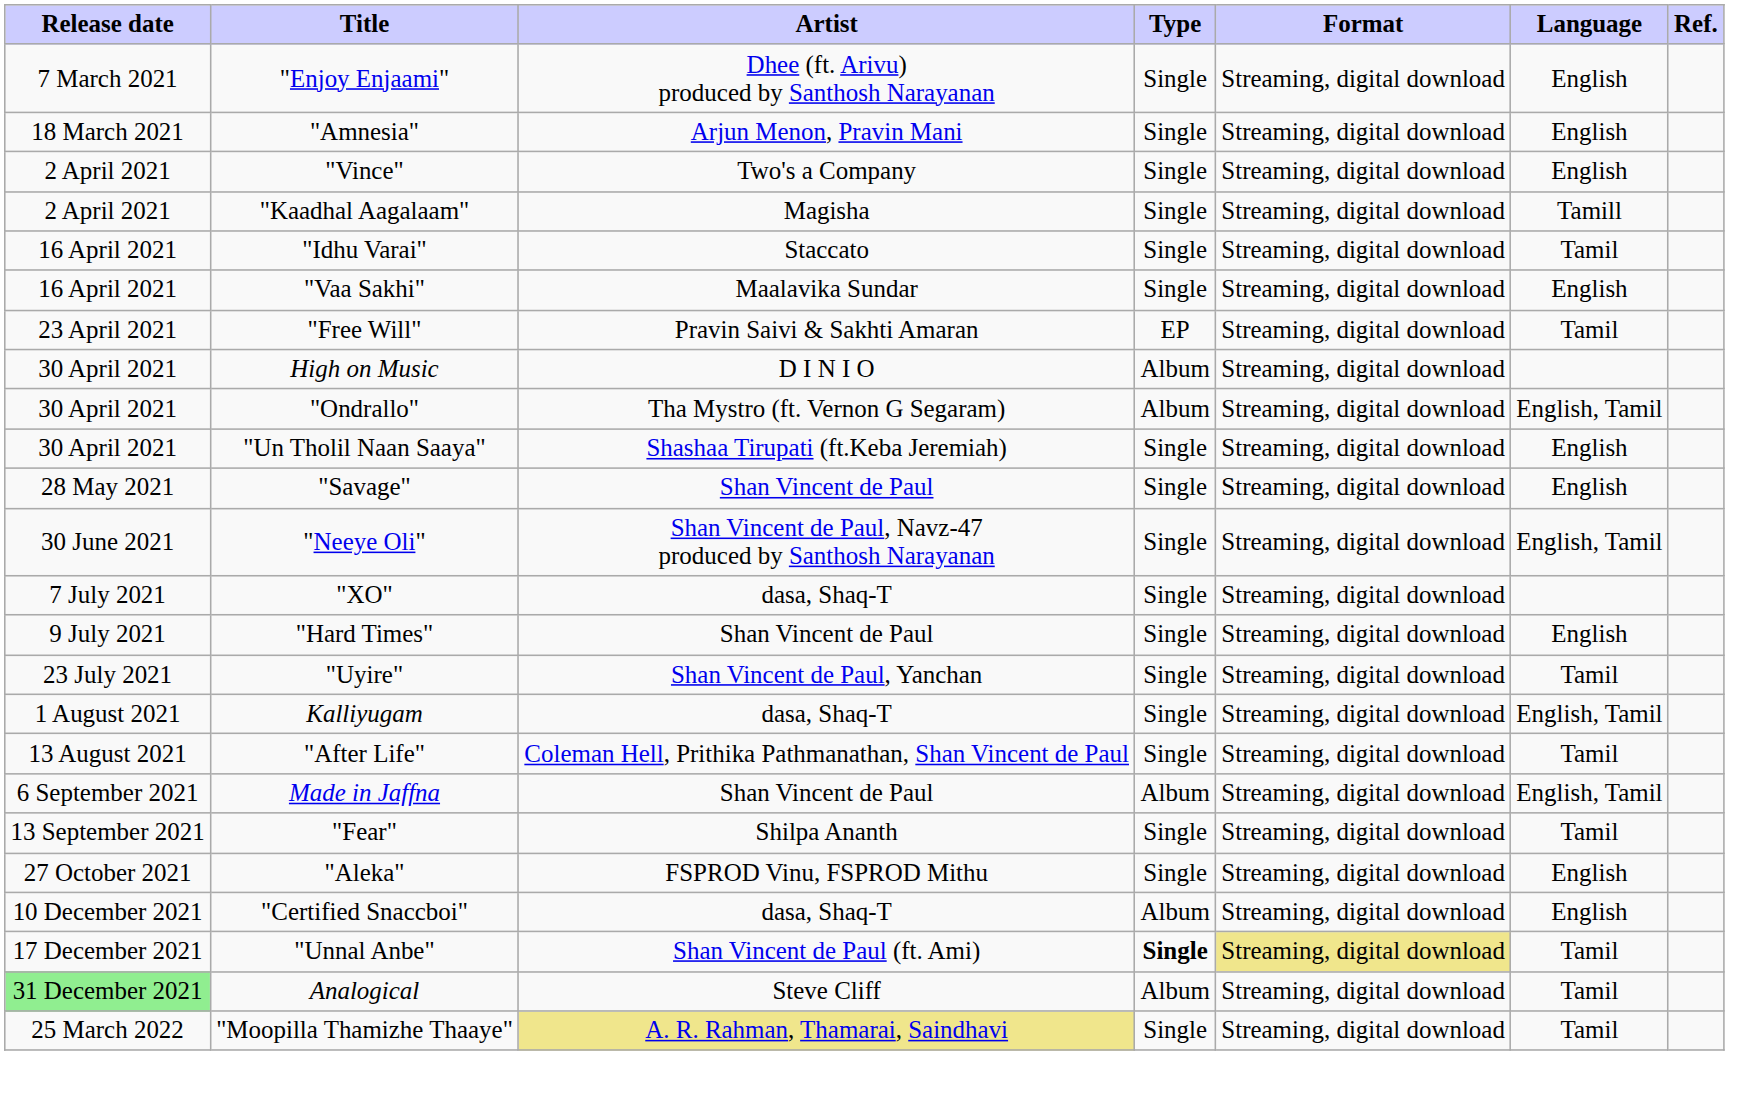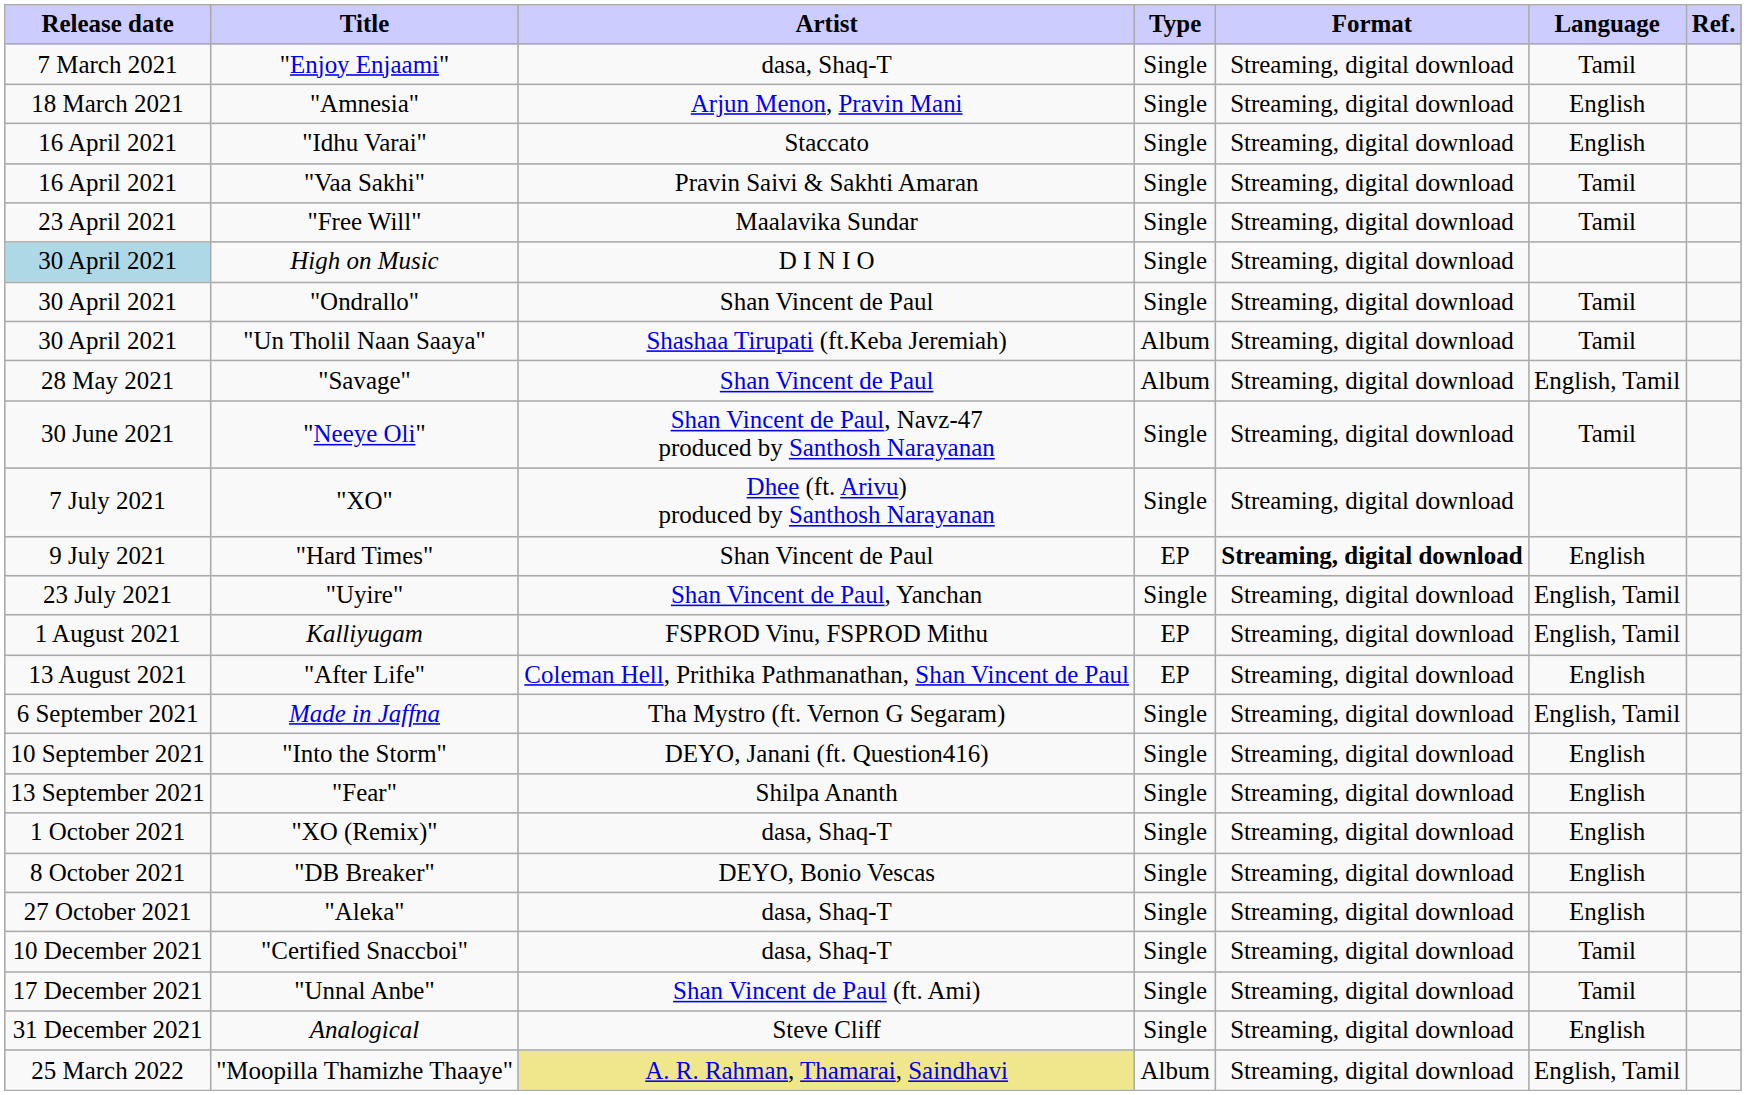(827, 77) Dhee (ft. Arivu) produced by Santhosh Narayanan -> (827, 63) dasa, Shaq-T
(1589, 77) English -> (1607, 63) Tamil
- row: (364, 171)
- row: (364, 210)
(1589, 250) Tamil -> (1607, 143) English
(827, 289) Maalavika Sundar -> (827, 182) Pravin Saivi & Sakhti Amaran
(1589, 289) English -> (1607, 182) Tamil
(827, 329) Pravin Saivi & Sakhti Amaran -> (827, 222) Maalavika Sundar
(1175, 329) EP -> (1175, 222) Single
(108, 369) no background -> (108, 261) lightblue background
(1175, 369) Album -> (1175, 261) Single
(827, 408) Tha Mystro (ft. Vernon G Segaram) -> (827, 301) Shan Vincent de Paul
(1175, 408) Album -> (1175, 301) Single
(1589, 408) English, Tamil -> (1607, 301) Tamil
(1175, 448) Single -> (1175, 340) Album
(1589, 448) English -> (1607, 340) Tamil
(1175, 487) Single -> (1175, 380) Album
(1589, 487) English -> (1607, 380) English, Tamil
(1589, 541) English, Tamil -> (1607, 434) Tamil
(827, 595) dasa, Shaq-T -> (827, 501) Dhee (ft. Arivu) produced by Santhosh Narayanan
(1175, 634) Single -> (1175, 555) EP
(1363, 634) normal -> (1372, 555) bold
(1589, 674) Tamil -> (1607, 595) English, Tamil
(827, 713) dasa, Shaq-T -> (827, 634) FSPROD Vinu, FSPROD Mithu
(1175, 713) Single -> (1175, 634) EP
(1175, 753) Single -> (1175, 674) EP
(1589, 753) Tamil -> (1607, 674) English
(827, 792) Shan Vincent de Paul -> (827, 713) Tha Mystro (ft. Vernon G Segaram)
(1175, 792) Album -> (1175, 713) Single
+ row: (364, 753)
(1589, 832) Tamil -> (1607, 792) English
+ row: (364, 832)
+ row: (364, 872)
(827, 872) FSPROD Vinu, FSPROD Mithu -> (827, 911) dasa, Shaq-T
(1175, 911) Album -> (1175, 951) Single
(1589, 911) English -> (1607, 951) Tamil
(1175, 951) bold -> (1175, 990) normal
(1363, 951) khaki background -> (1372, 990) no background
(108, 990) lightgreen background -> (108, 1030) no background
(1175, 990) Album -> (1175, 1030) Single
(1589, 990) Tamil -> (1607, 1030) English
(1175, 1030) Single -> (1175, 1070) Album
(1589, 1030) Tamil -> (1607, 1070) English, Tamil
